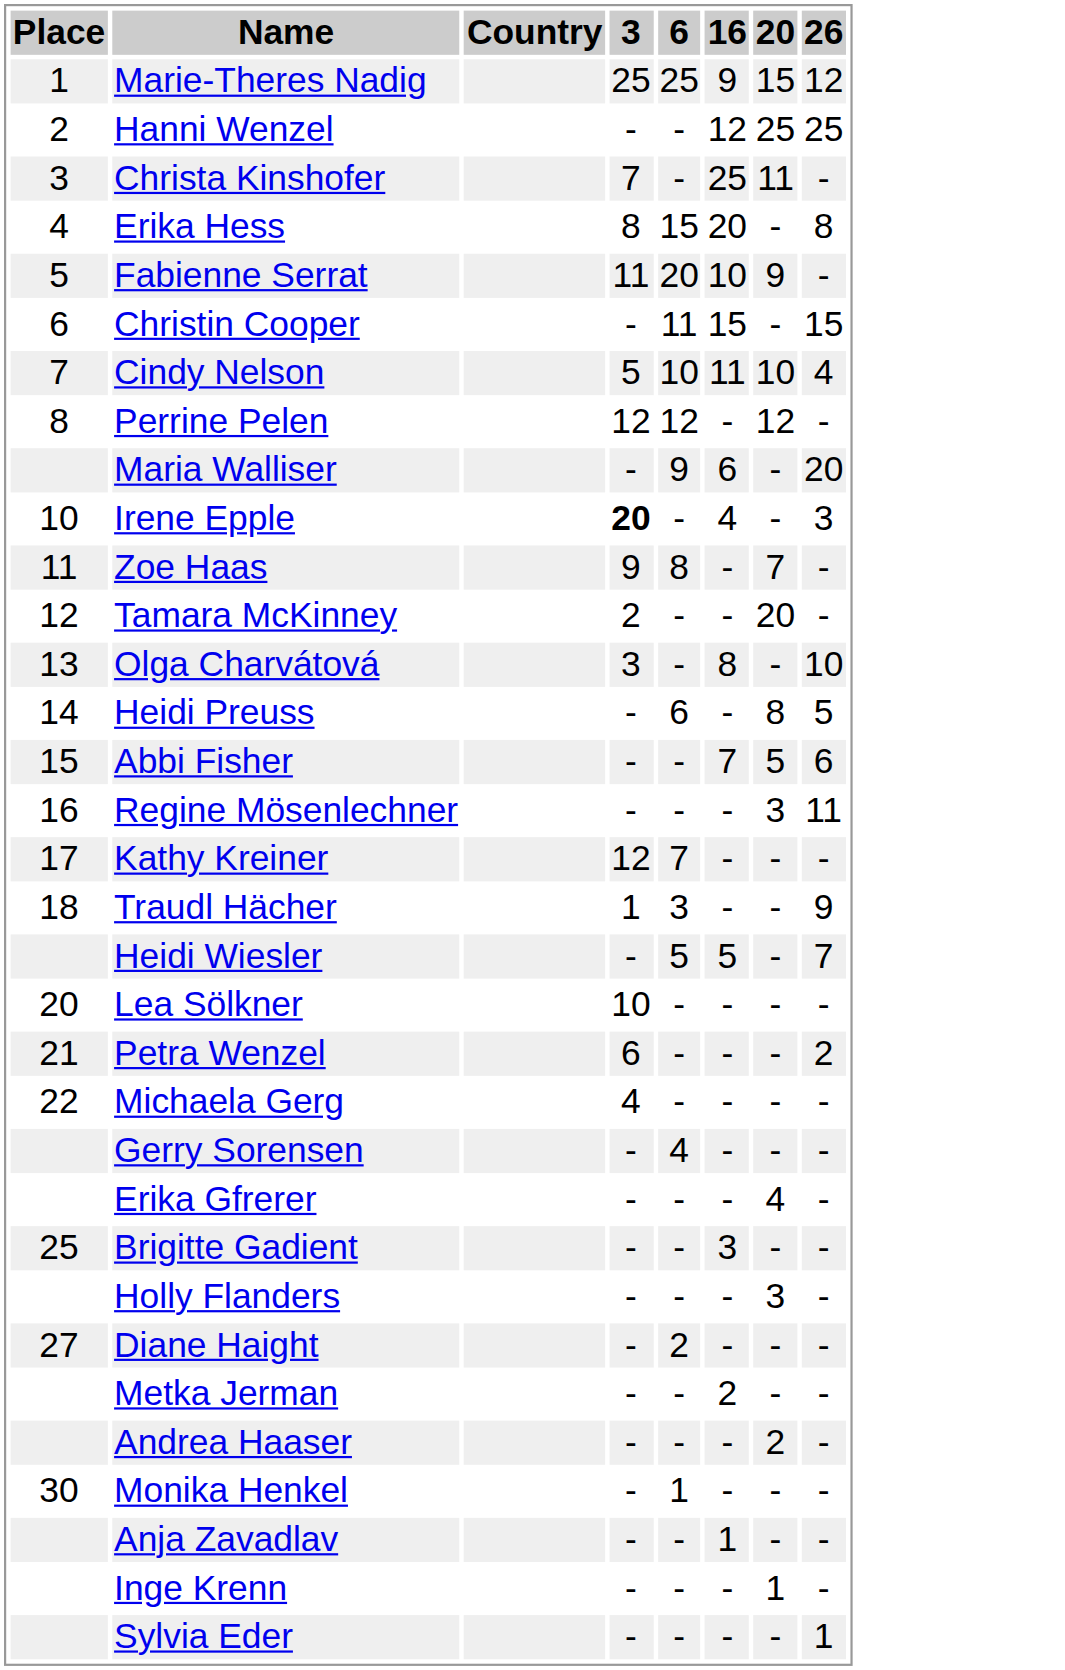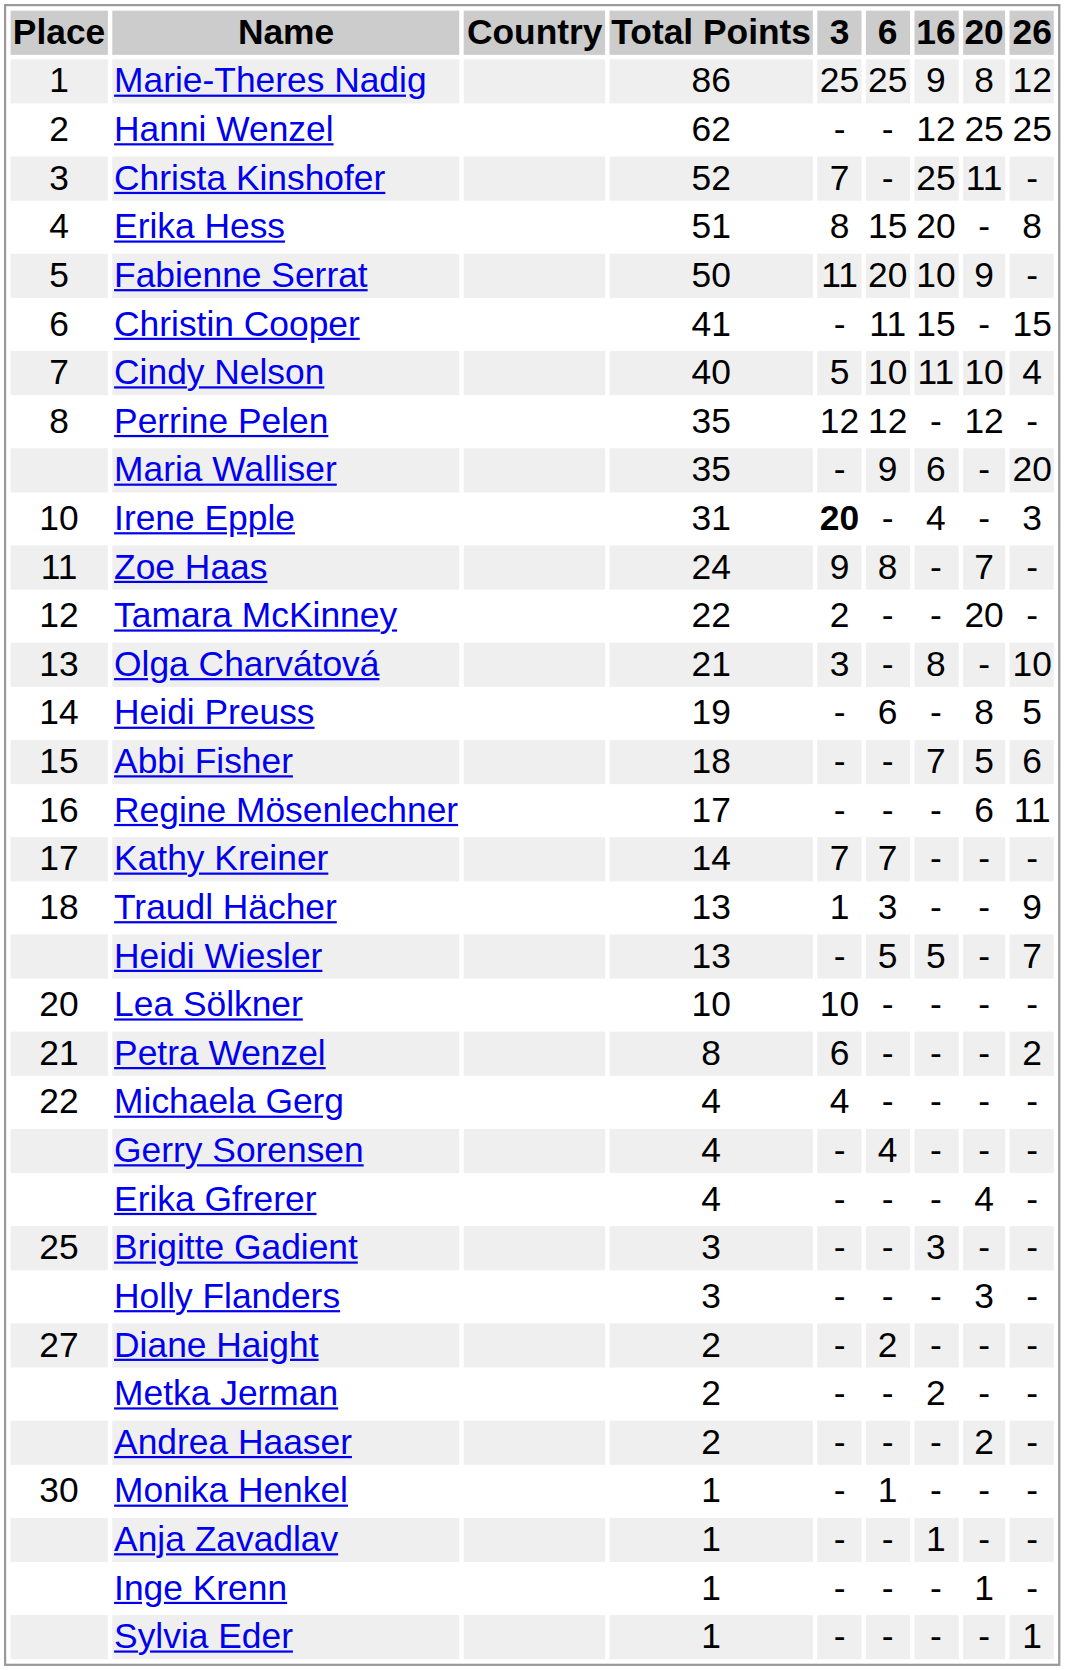+ column: (711, 32)
(775, 80) 15 -> (984, 80) 8
(775, 810) 3 -> (984, 810) 6
(631, 858) 12 -> (840, 858) 7
